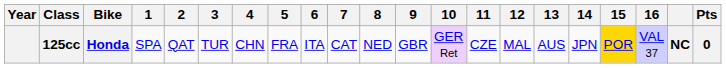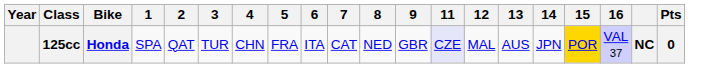- column: (449, 15)
(483, 44) no background -> (448, 44) lavender background
